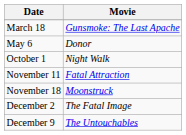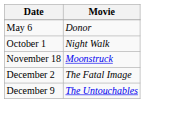- row: (26, 28)
- row: (34, 75)
